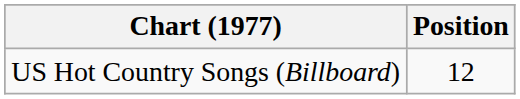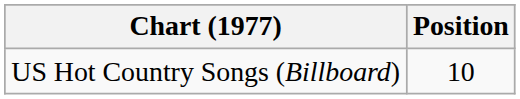(461, 70) 12 -> (461, 70) 10
